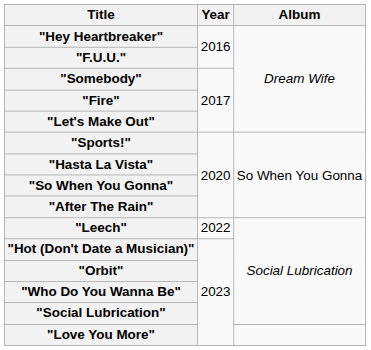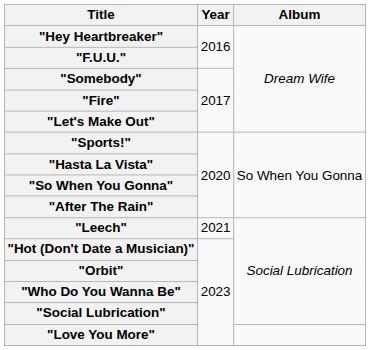(216, 228) 2022 -> (216, 228) 2021
